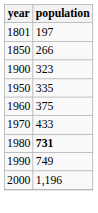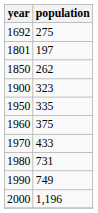+ row: (19, 32)
(45, 50) 266 -> (45, 69) 262
(45, 143) bold -> (45, 161) normal
